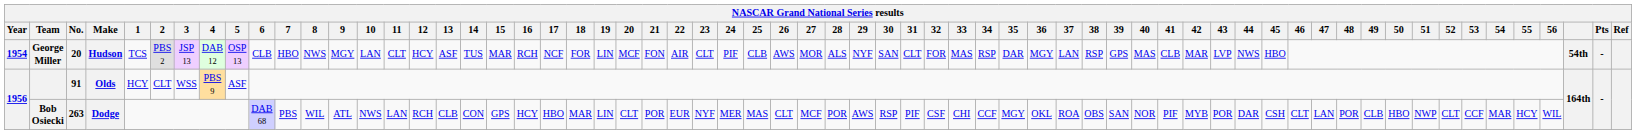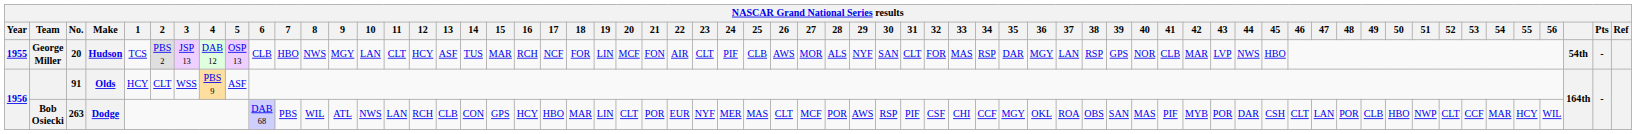(17, 54) 1954 -> (17, 54) 1955
(1145, 54) MAS -> (1145, 54) NOR
(1145, 114) NOR -> (1145, 114) MAS
